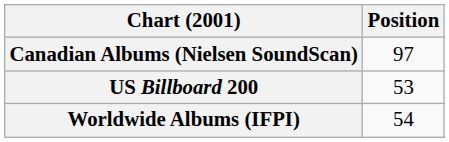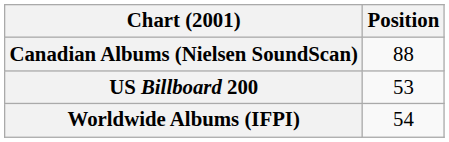(403, 53) 97 -> (403, 53) 88
